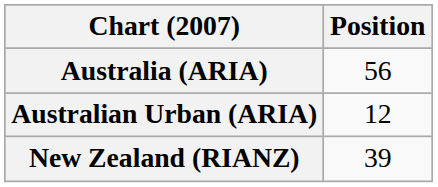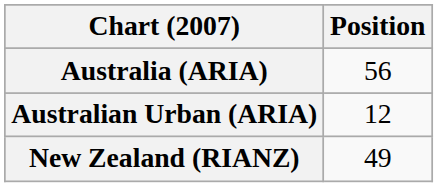(378, 158) 39 -> (378, 158) 49
